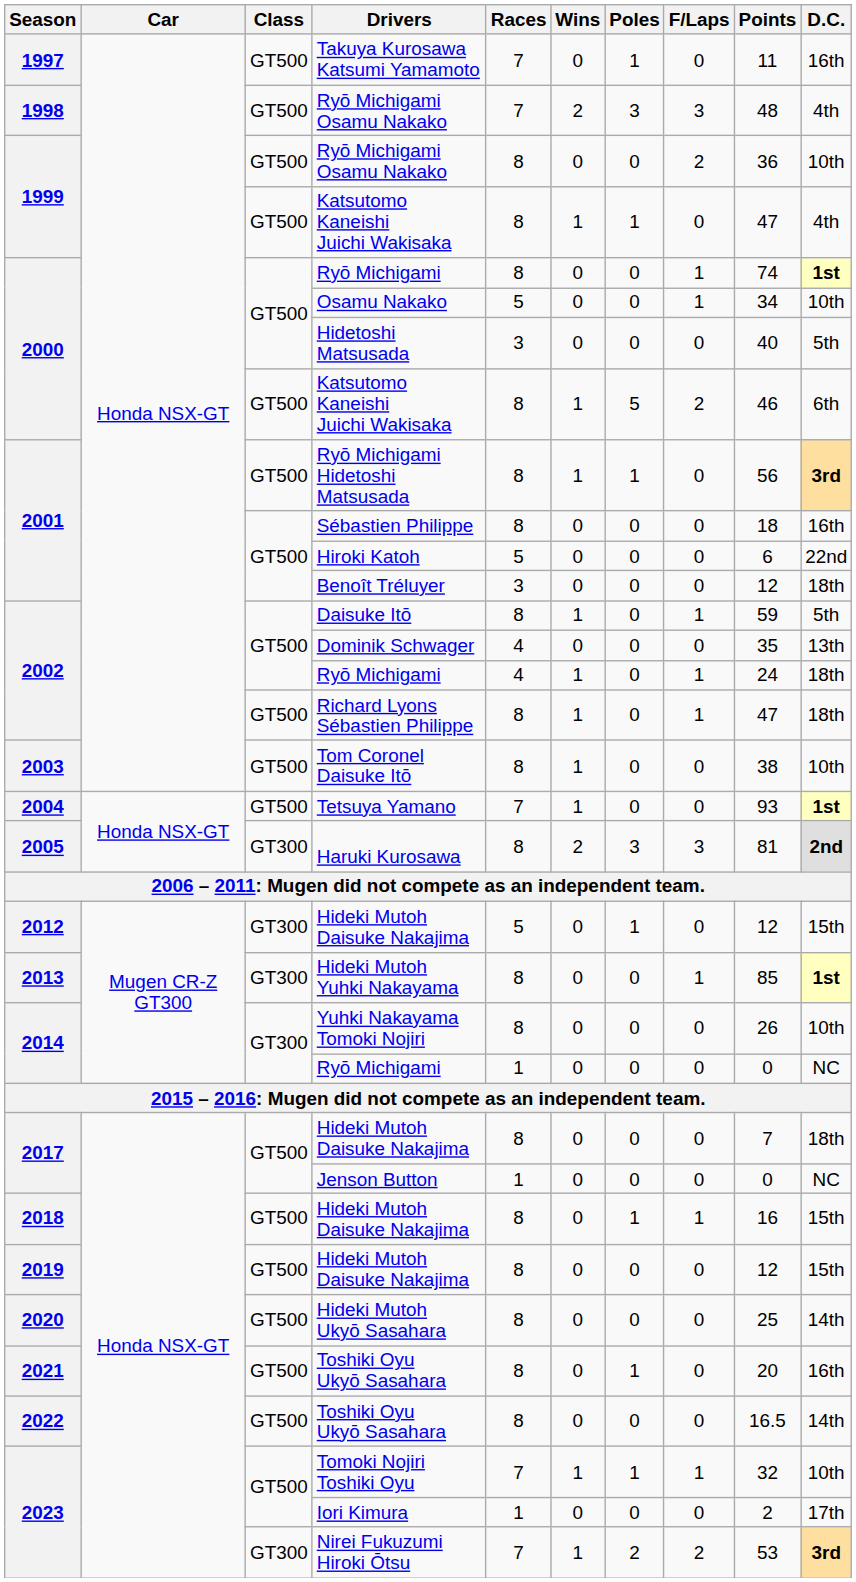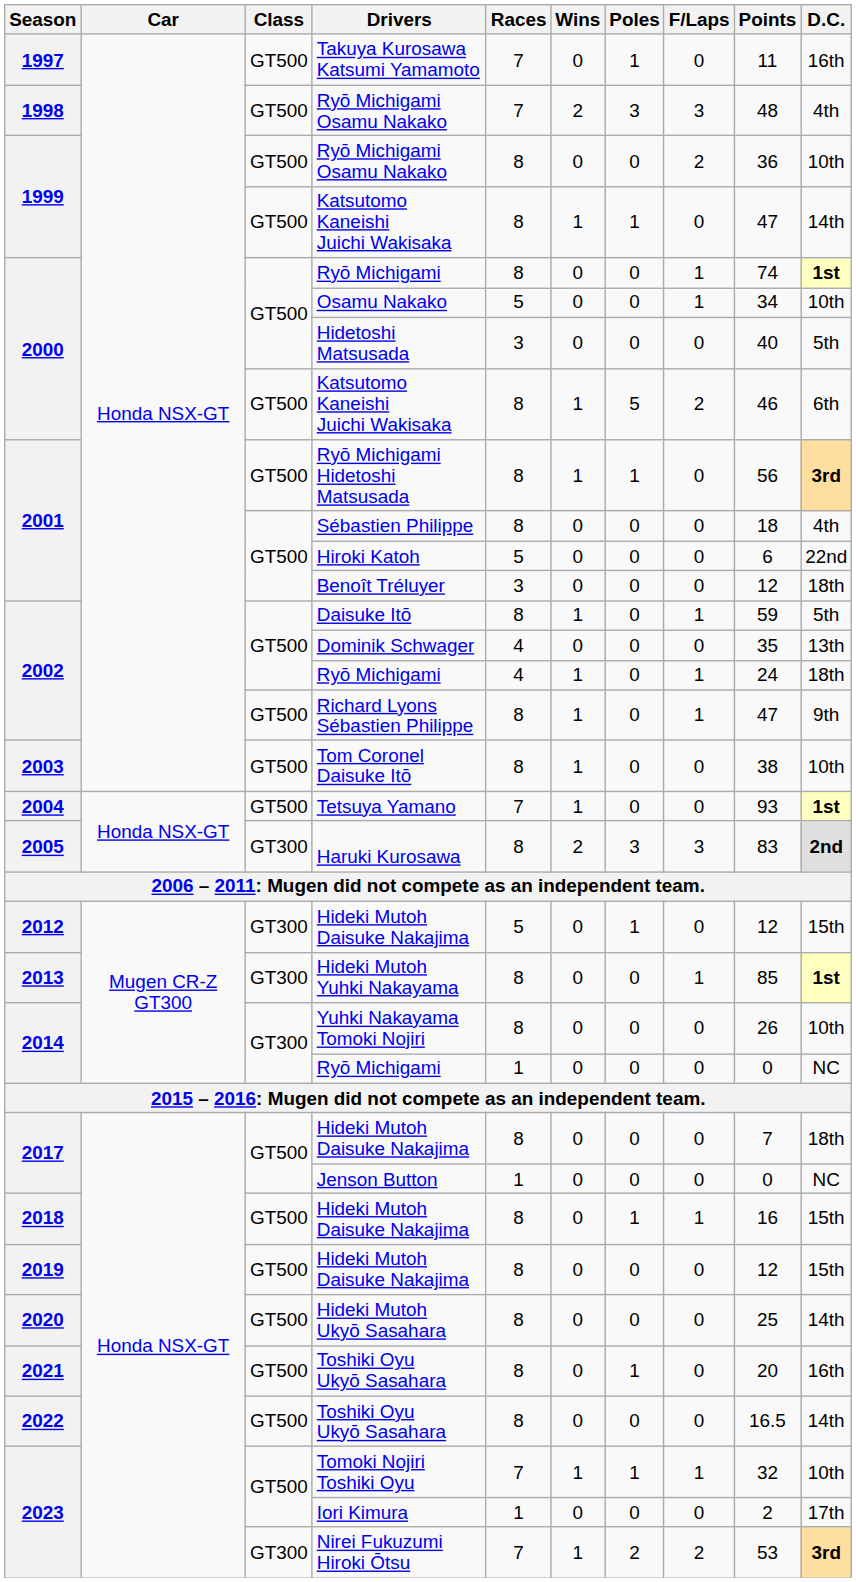(826, 222) 4th -> (826, 222) 14th
(826, 526) 16th -> (826, 526) 4th
(826, 715) 18th -> (826, 715) 9th
(767, 846) 81 -> (767, 846) 83
